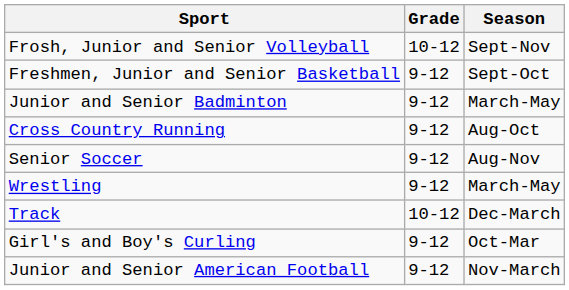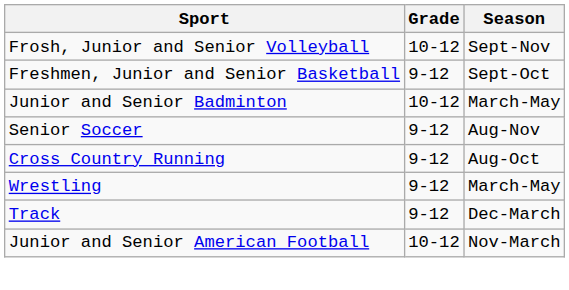(429, 103) 9-12 -> (434, 103) 10-12
rows swapped: (76, 158) <-> (117, 131)
(434, 214) 10-12 -> (429, 214) 9-12
- row: (132, 242)
(429, 270) 9-12 -> (434, 242) 10-12
